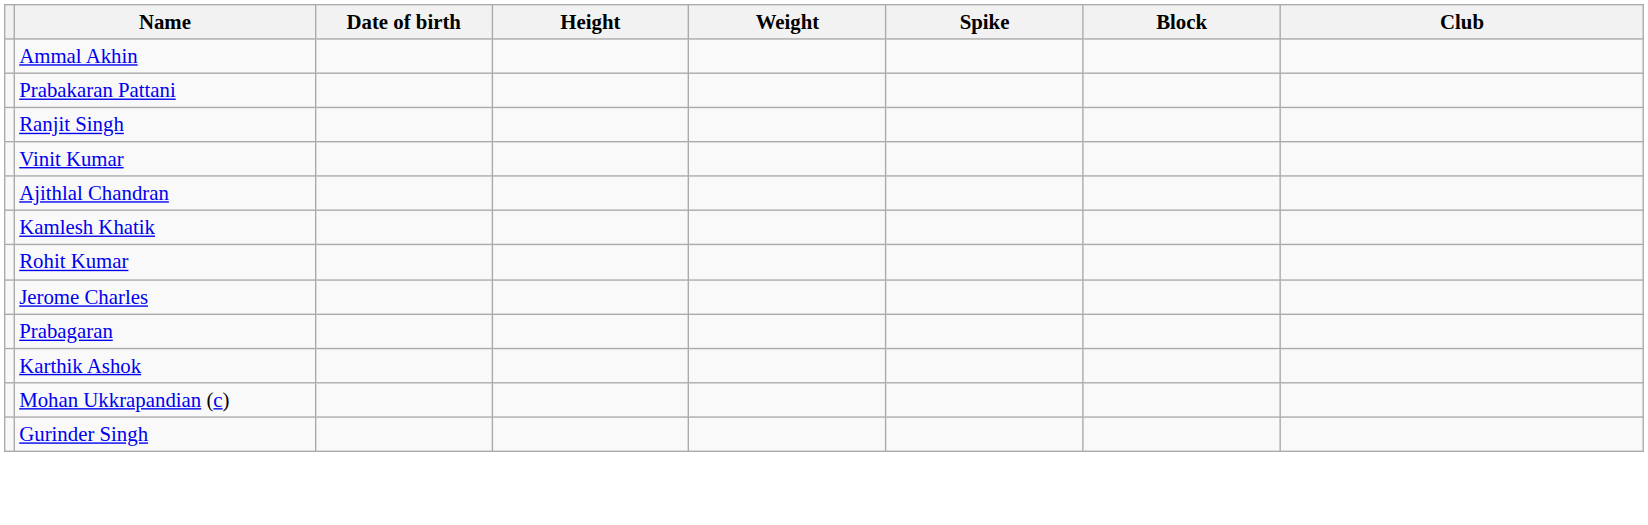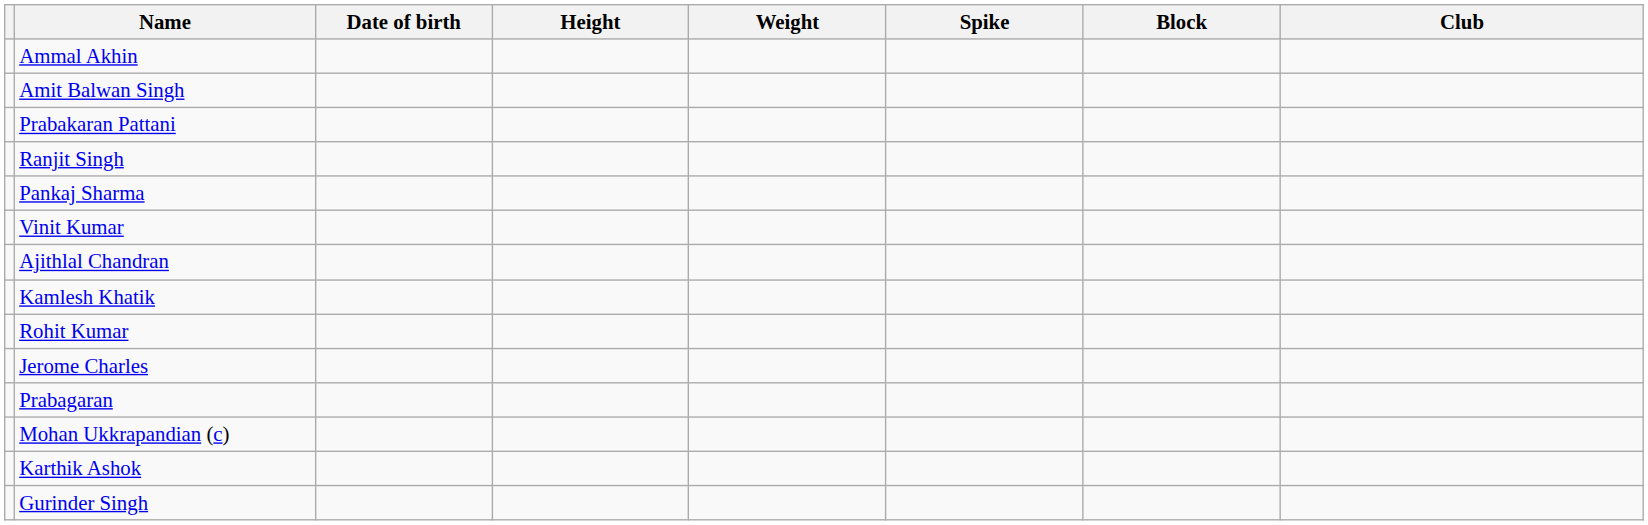+ row: (102, 90)
+ row: (82, 193)
rows swapped: (80, 365) <-> (124, 399)
